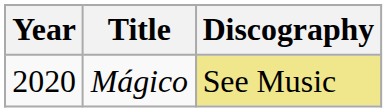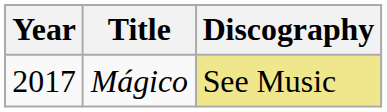(44, 80) 2020 -> (44, 80) 2017
